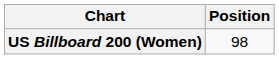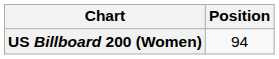(240, 41) 98 -> (240, 41) 94
